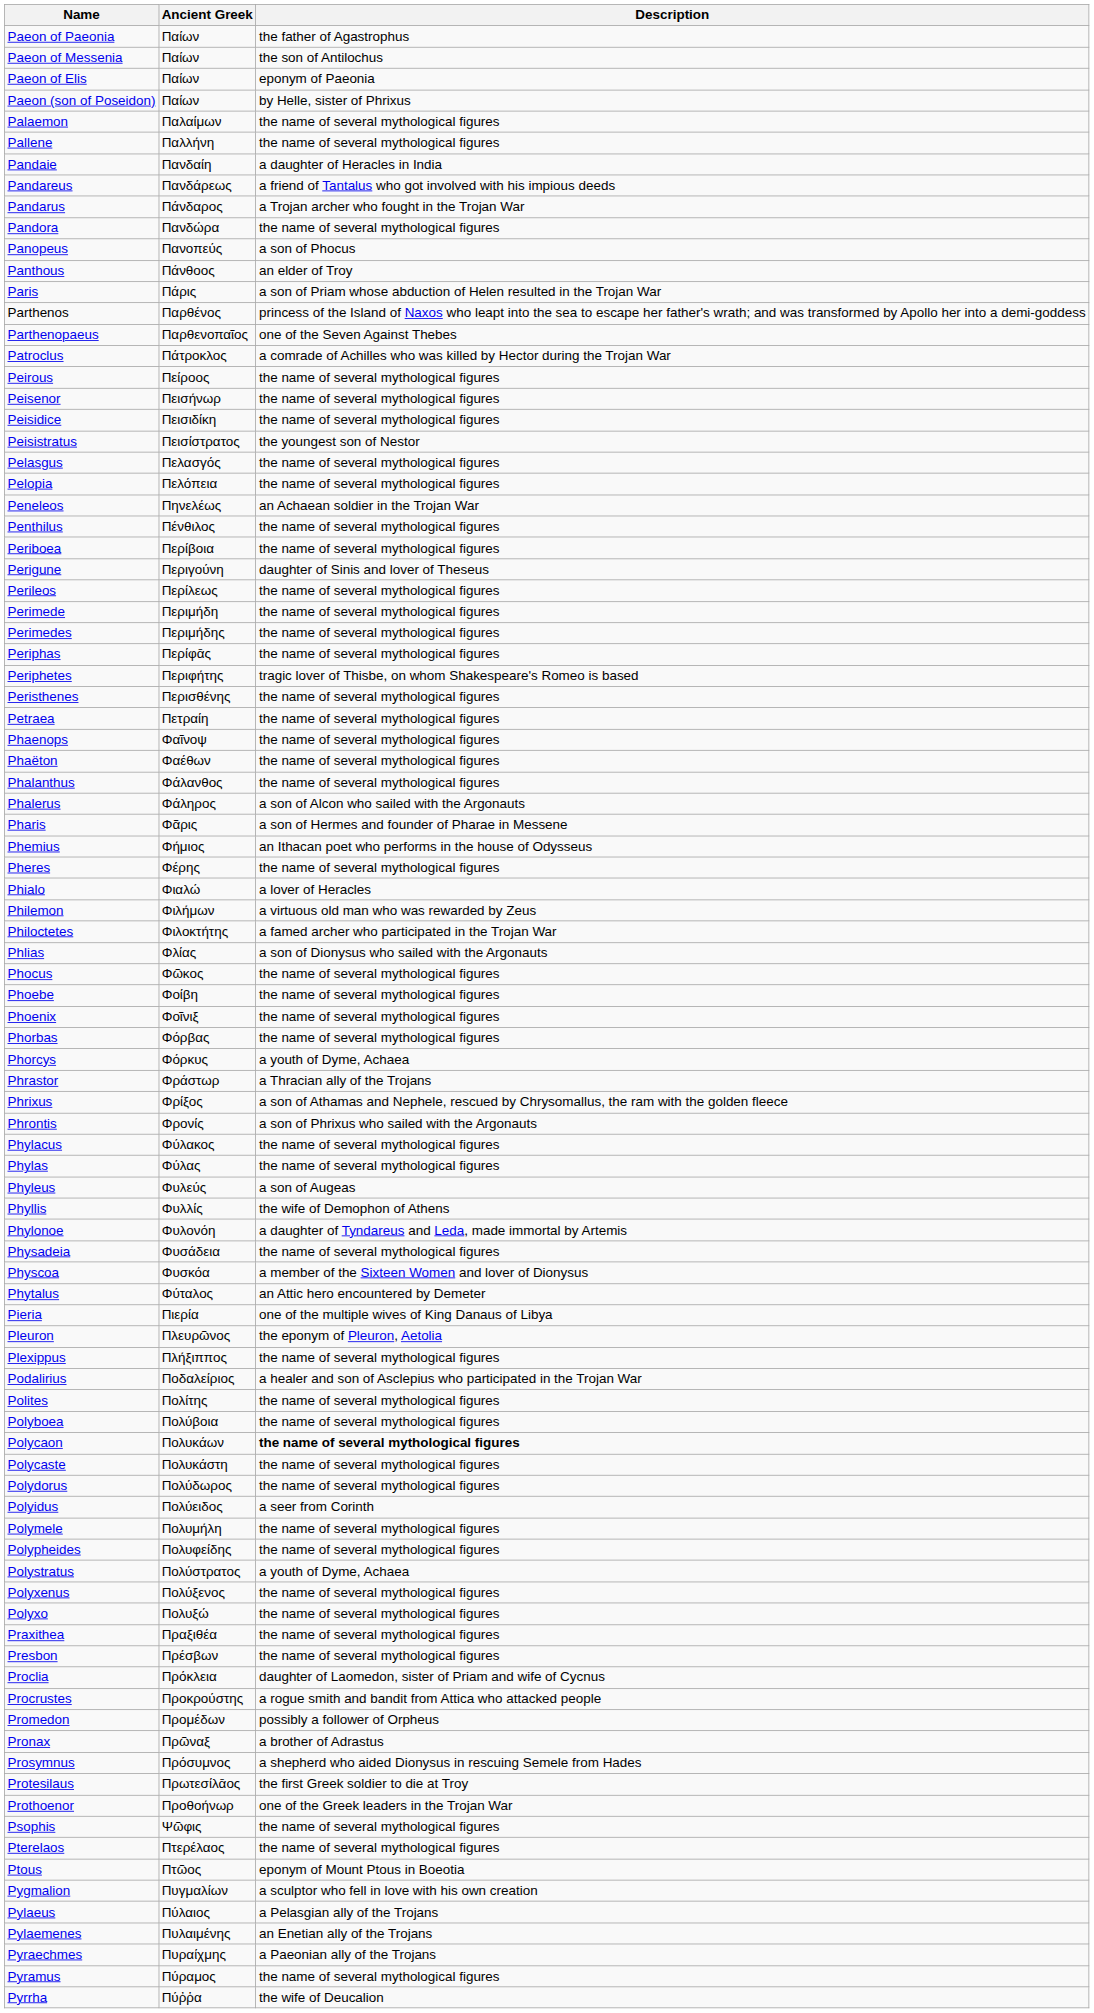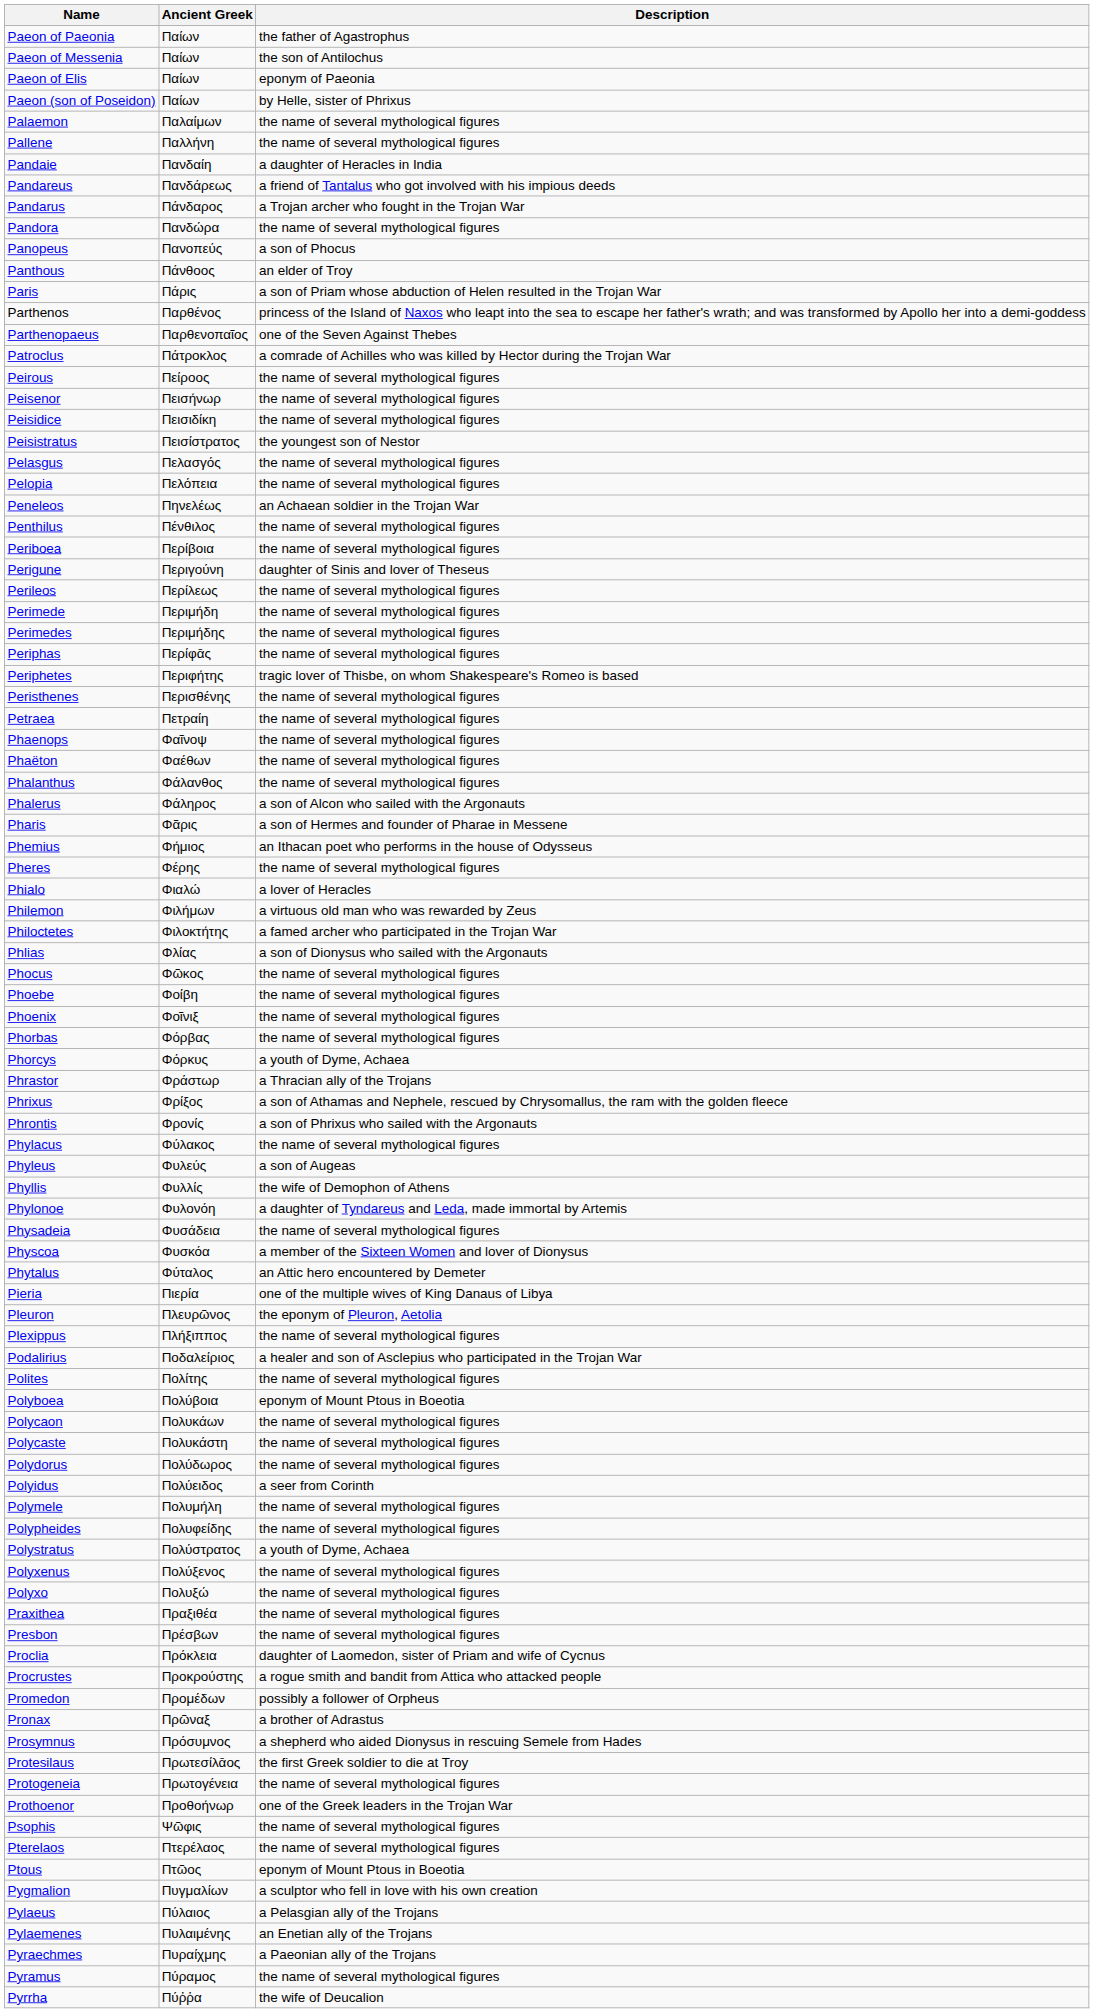- row: (28, 1166)
(379, 1421) the name of several mythological figures -> (362, 1400) eponym of Mount Ptous in Boeotia
(389, 1443) bold -> (379, 1421) normal
+ row: (44, 1784)
